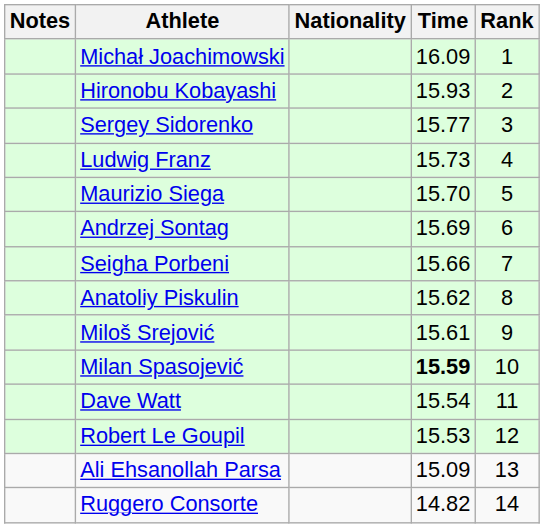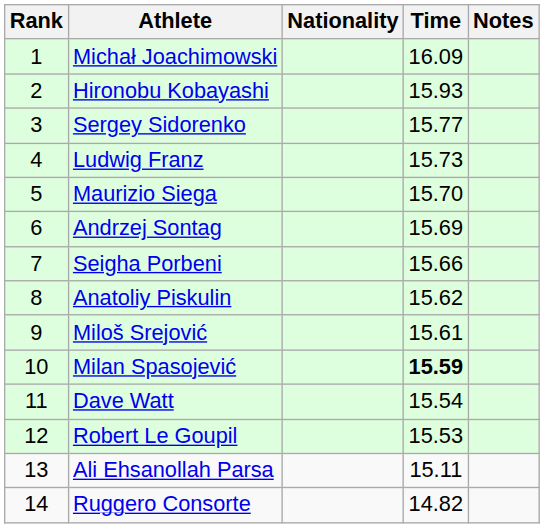columns swapped: (507, 21) <-> (40, 21)
(443, 470) 15.09 -> (436, 470) 15.11
